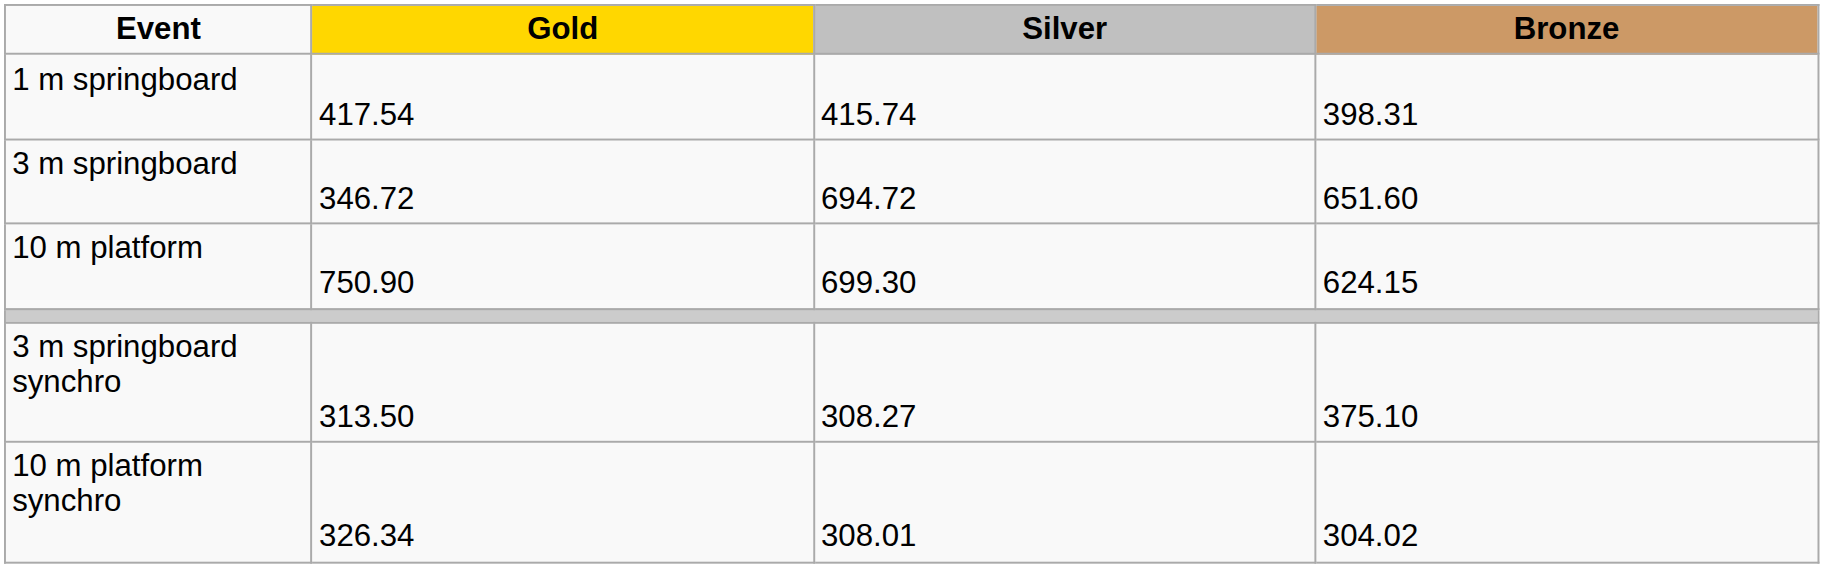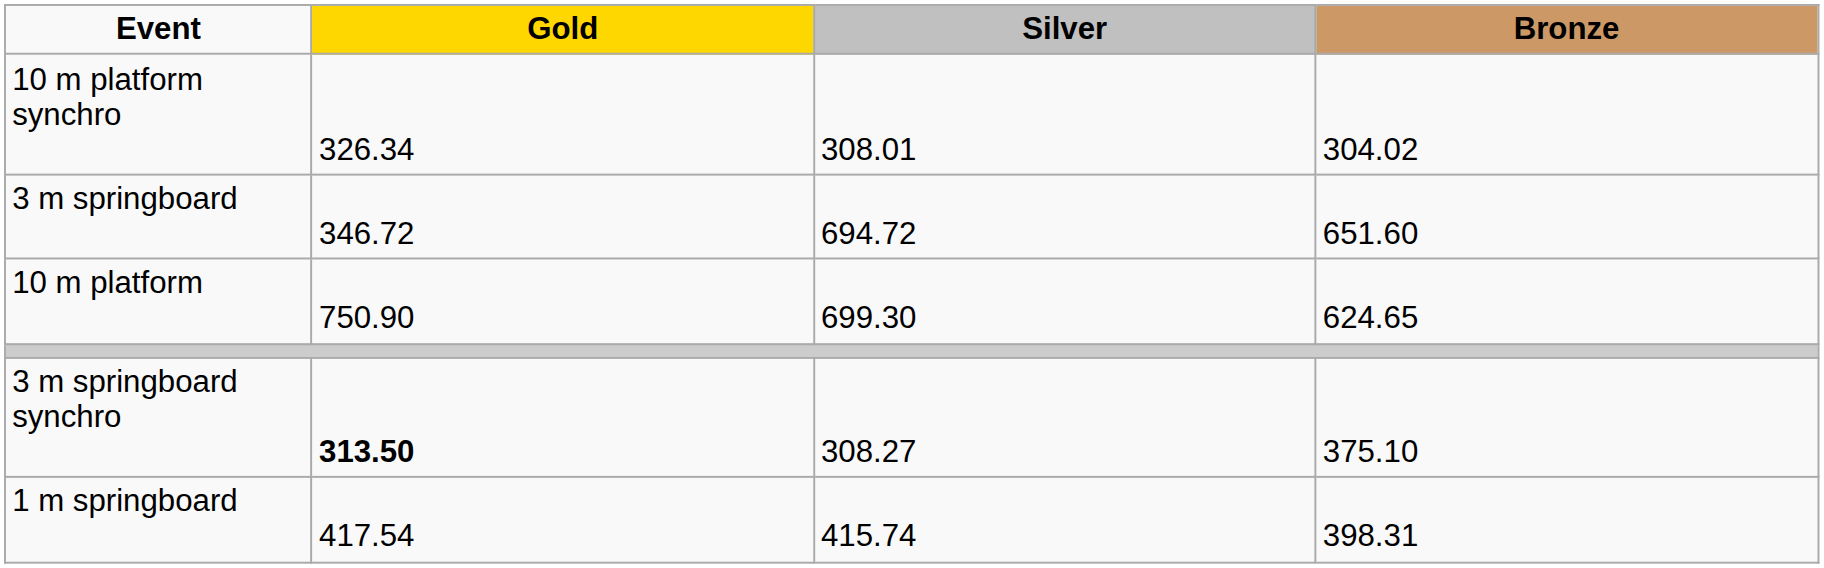rows swapped: (125, 78) <-> (108, 484)
(1371, 282) 624.15 -> (1371, 318) 624.65
(367, 417) normal -> (367, 452) bold
